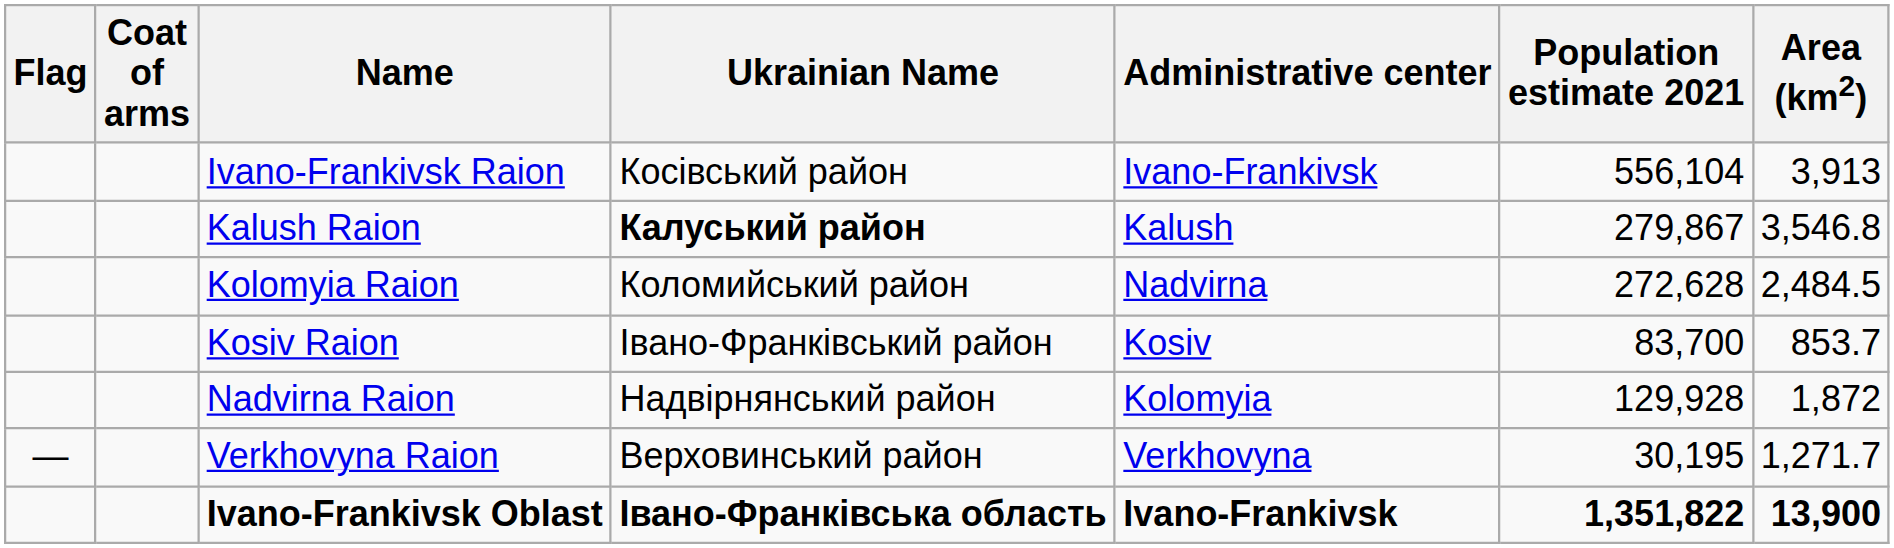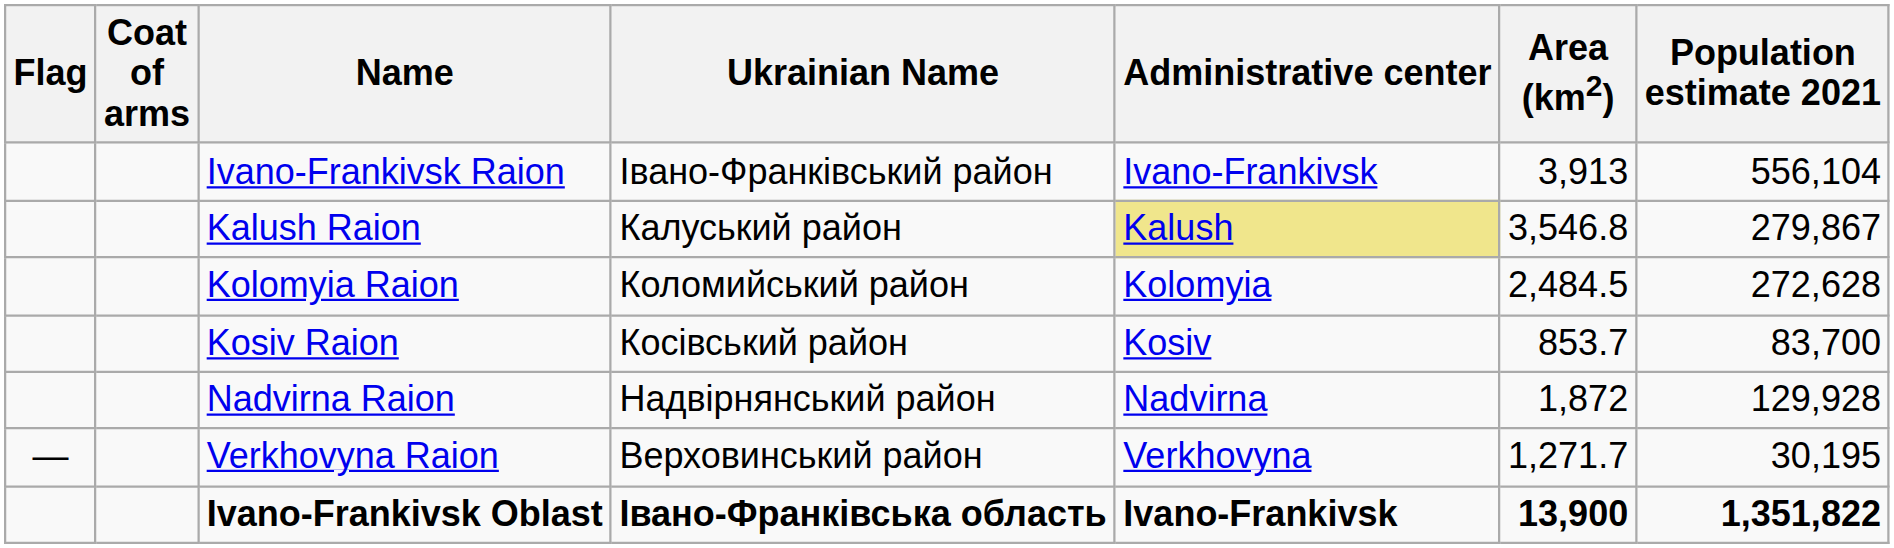columns swapped: (1821, 73) <-> (1626, 73)
(764, 171) Косівський район -> (836, 171) Івано-Франківський район
(773, 228) bold -> (761, 228) normal
(1178, 228) no background -> (1178, 228) khaki background
(1195, 285) Nadvirna -> (1197, 285) Kolomyia
(836, 342) Івано-Франківський район -> (764, 342) Косівський район
(1197, 399) Kolomyia -> (1195, 399) Nadvirna
